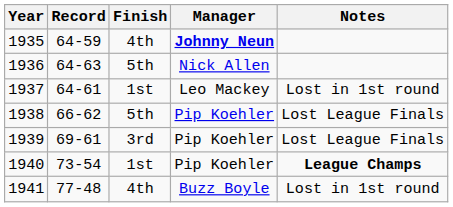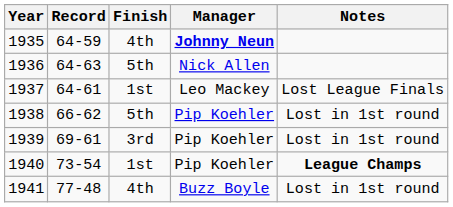(363, 91) Lost in 1st round -> (363, 91) Lost League Finals
(363, 115) Lost League Finals -> (363, 115) Lost in 1st round
(363, 140) Lost League Finals -> (363, 140) Lost in 1st round
